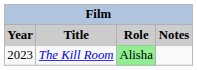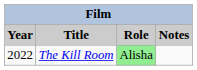(20, 55) 2023 -> (20, 55) 2022
